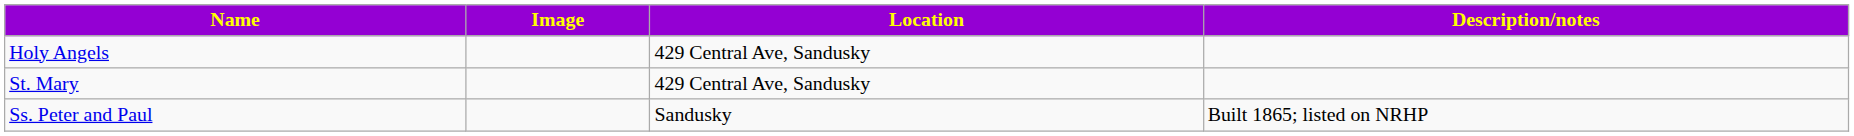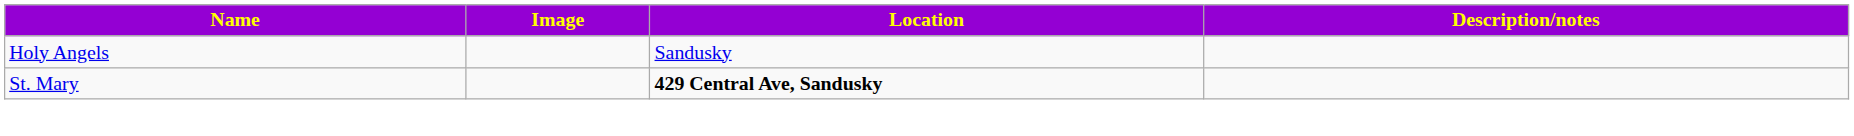(762, 51) 429 Central Ave, Sandusky -> (693, 51) Sandusky
(762, 83) normal -> (768, 83) bold
- row: (81, 114)
